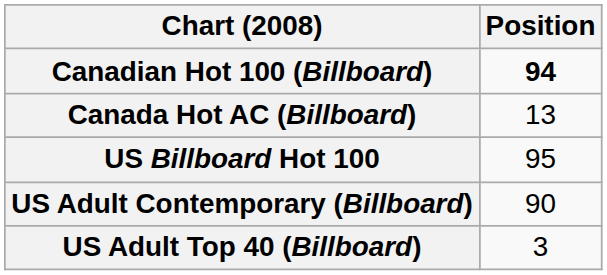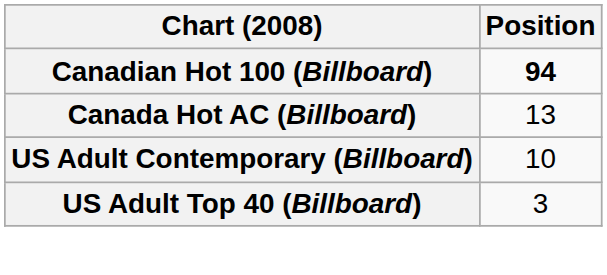- row: (242, 159)
(540, 203) 90 -> (540, 159) 10
